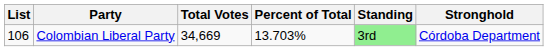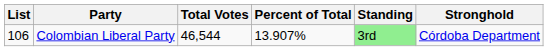(201, 35) 34,669 -> (201, 35) 46,544
(280, 35) 13.703% -> (280, 35) 13.907%
